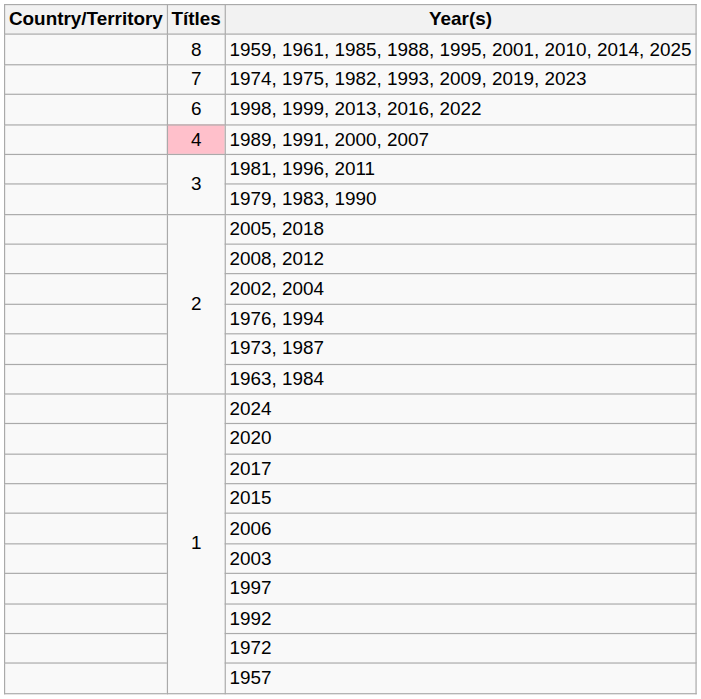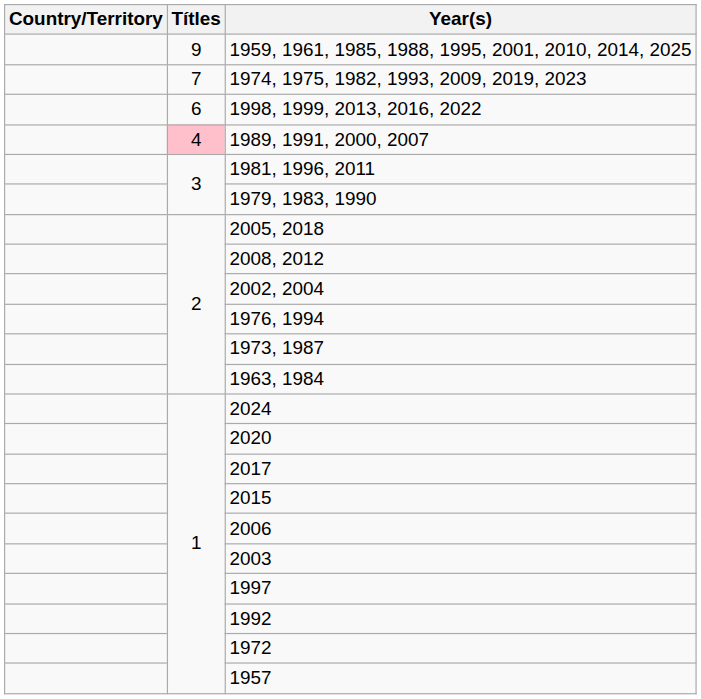(196, 49) 8 -> (196, 49) 9
